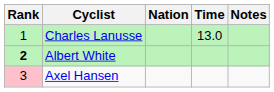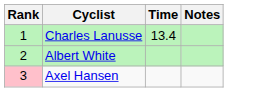- column: (168, 14)
(210, 35) 13.0 -> (163, 35) 13.4
(23, 55) bold -> (23, 55) normal
